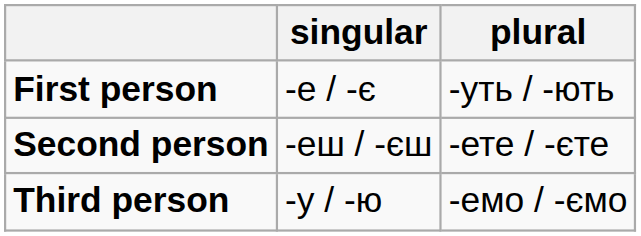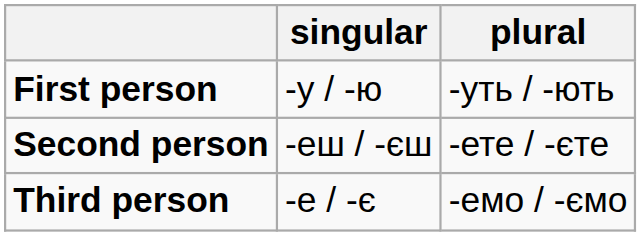(330, 88) -е / -є -> (334, 88) -у / -ю
(334, 200) -у / -ю -> (330, 200) -е / -є
